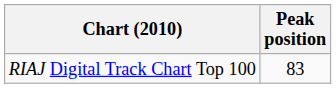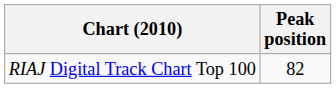(295, 68) 83 -> (295, 68) 82
